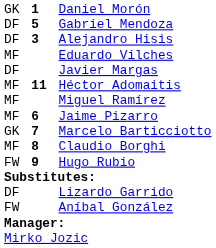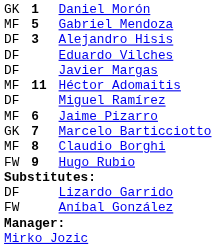(12, 25) DF -> (12, 25) MF
(12, 55) MF -> (12, 55) DF
(12, 101) MF -> (12, 101) DF
